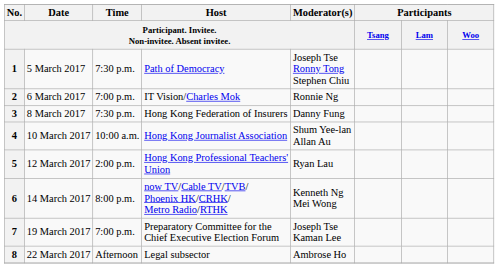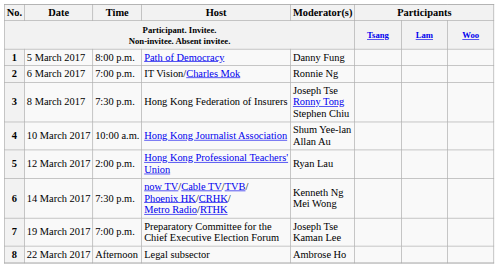(115, 69) 7:30 p.m. -> (115, 57) 8:00 p.m.
(321, 69) Joseph Tse Ronny Tong Stephen Chiu -> (319, 57) Danny Fung
(319, 113) Danny Fung -> (321, 102) Joseph Tse Ronny Tong Stephen Chiu
(115, 198) 8:00 p.m. -> (115, 198) 7:30 p.m.
